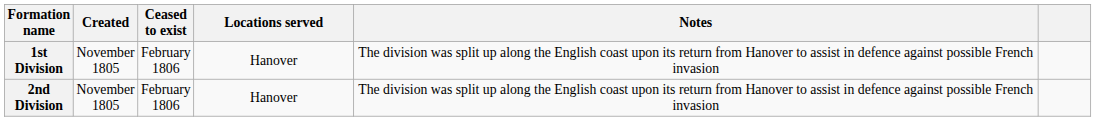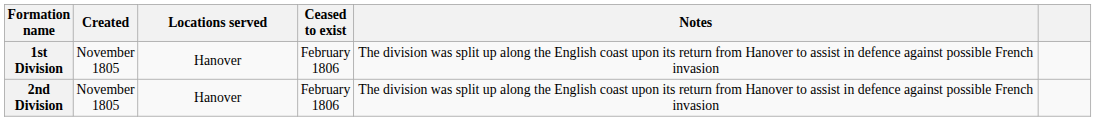columns swapped: (166, 23) <-> (274, 23)
